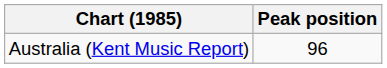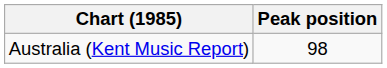(317, 48) 96 -> (317, 48) 98
